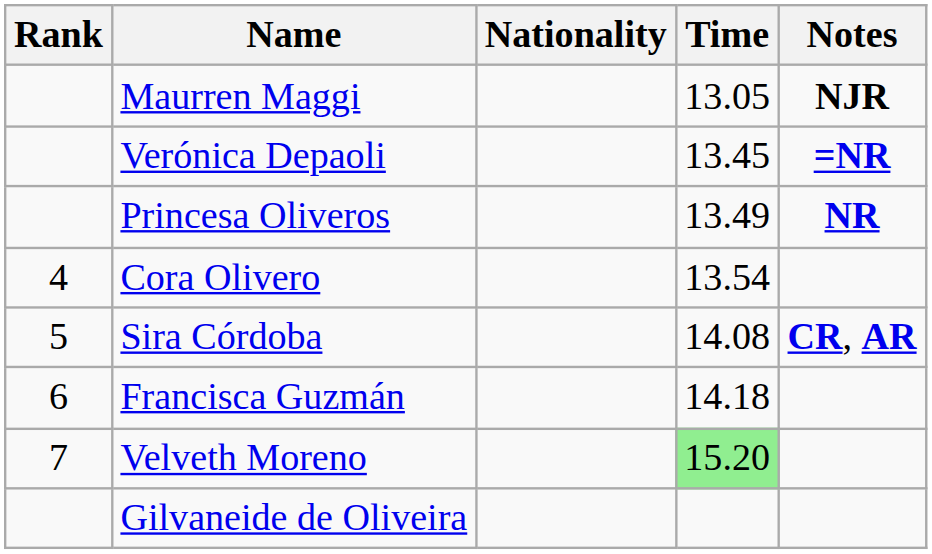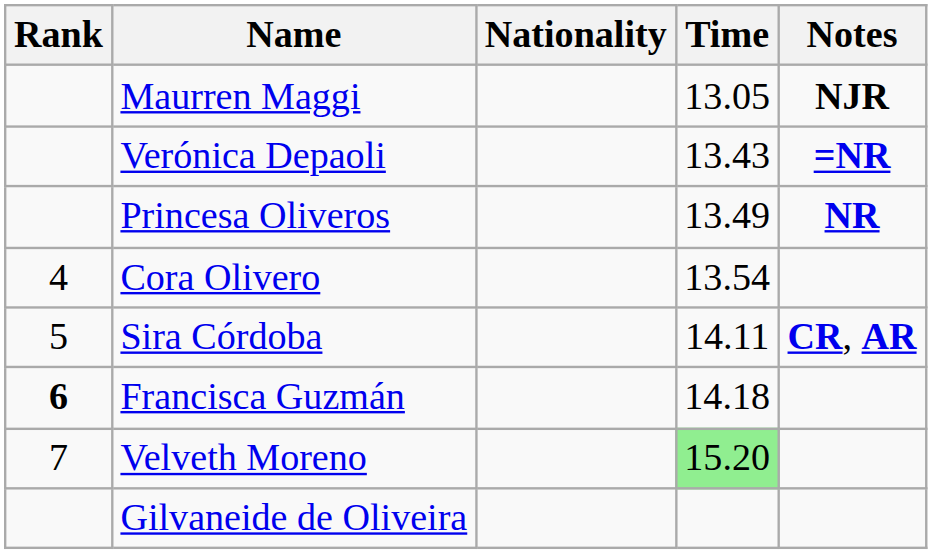(727, 155) 13.45 -> (727, 155) 13.43
(727, 336) 14.08 -> (727, 336) 14.11
(58, 397) normal -> (58, 397) bold
